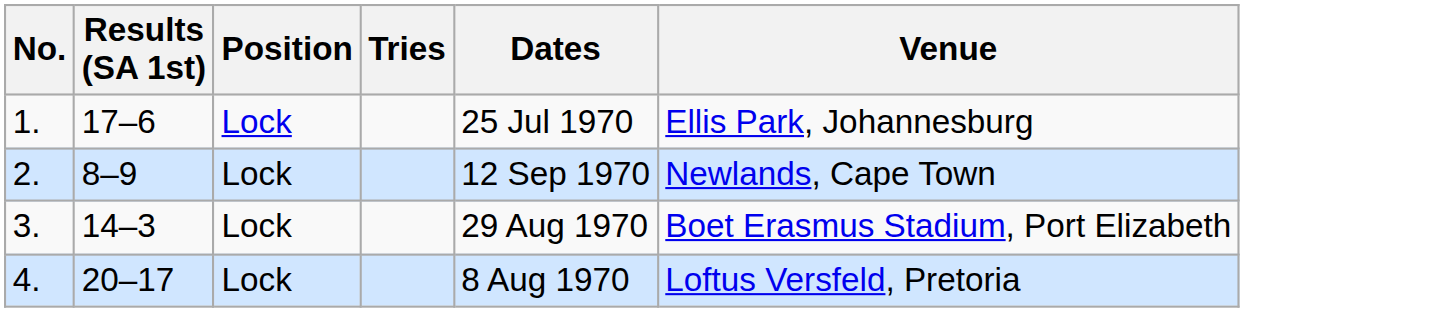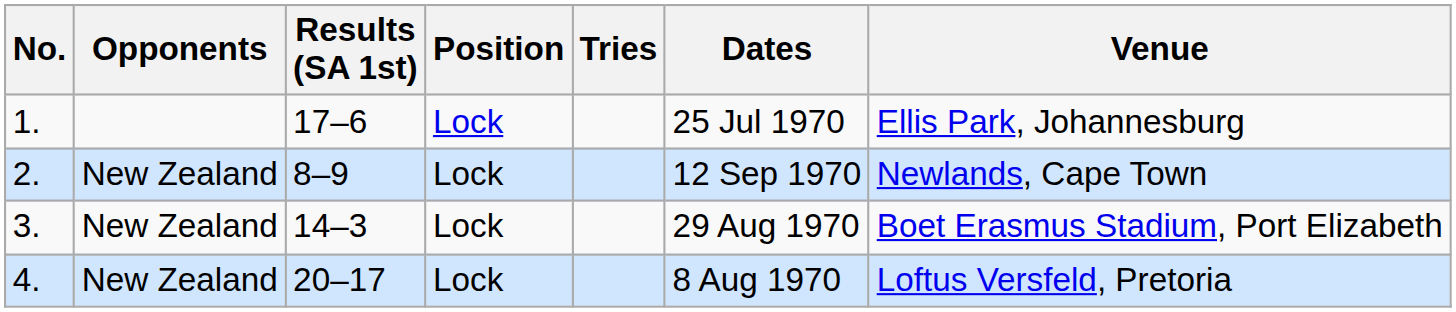+ column: (180, 49)
